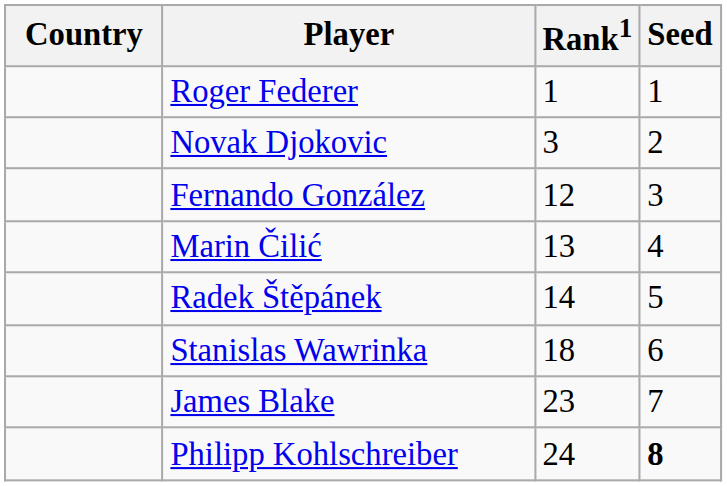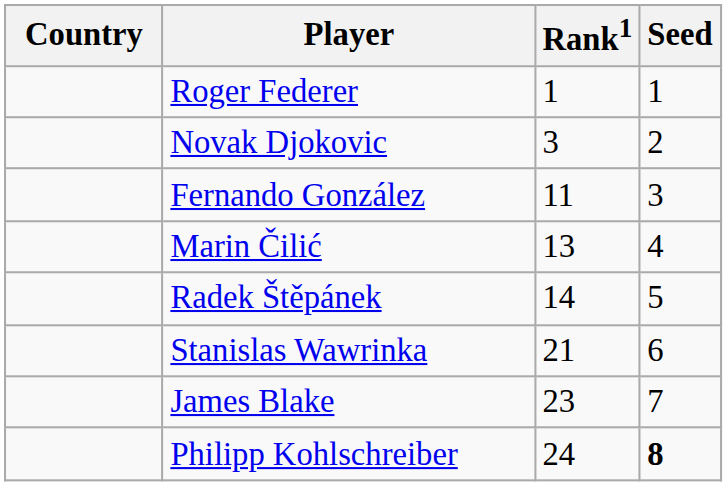(559, 194) 12 -> (558, 194) 11
(559, 349) 18 -> (559, 349) 21
